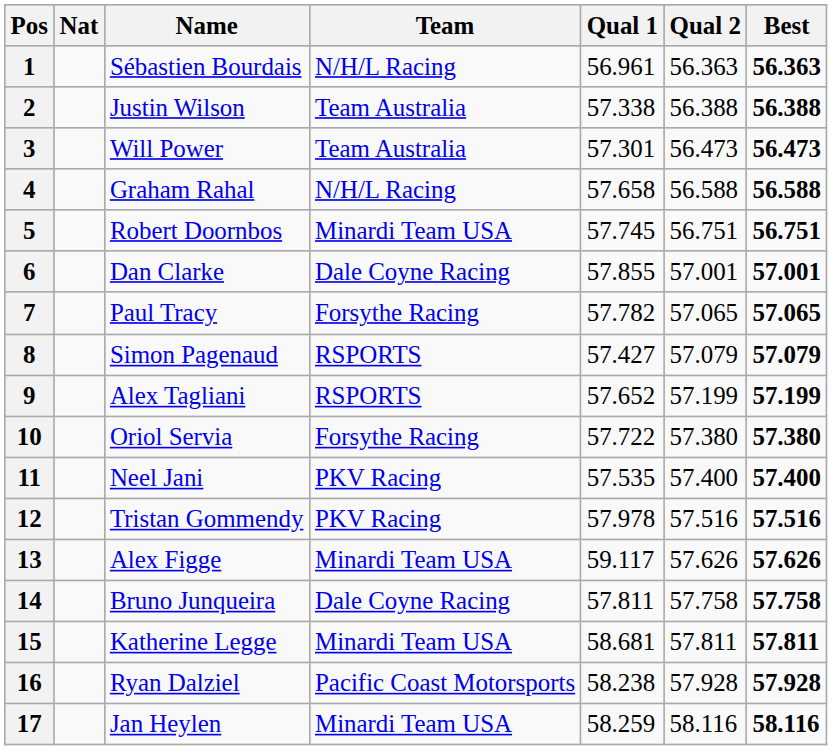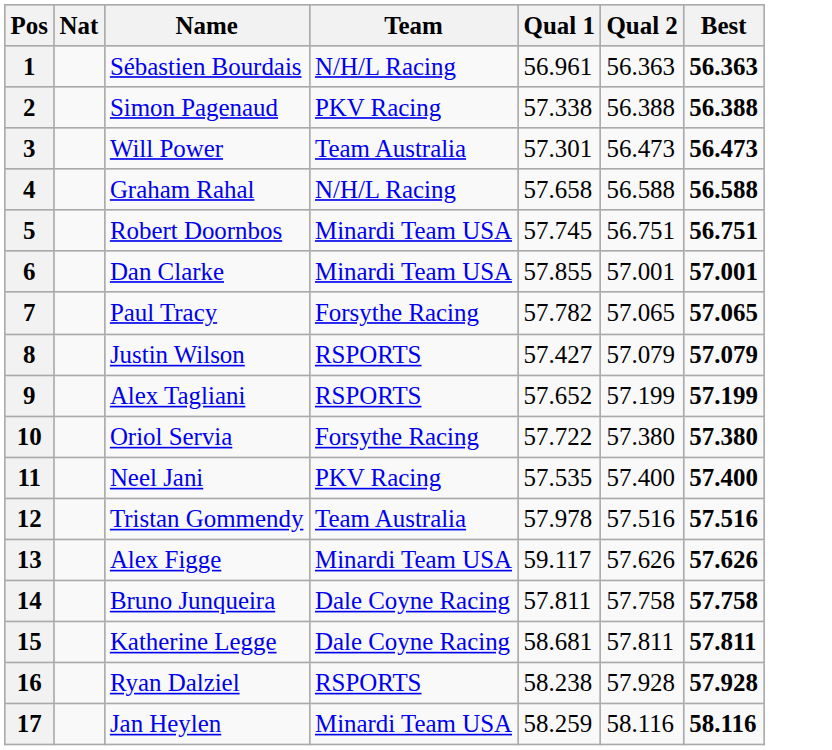(177, 107) Justin Wilson -> (194, 107) Simon Pagenaud
(391, 107) Team Australia -> (378, 107) PKV Racing
(413, 271) Dale Coyne Racing -> (414, 271) Minardi Team USA
(194, 354) Simon Pagenaud -> (177, 354) Justin Wilson
(378, 518) PKV Racing -> (391, 518) Team Australia
(414, 641) Minardi Team USA -> (413, 641) Dale Coyne Racing
(445, 682) Pacific Coast Motorsports -> (368, 682) RSPORTS
